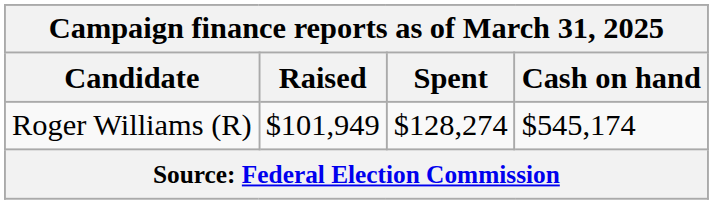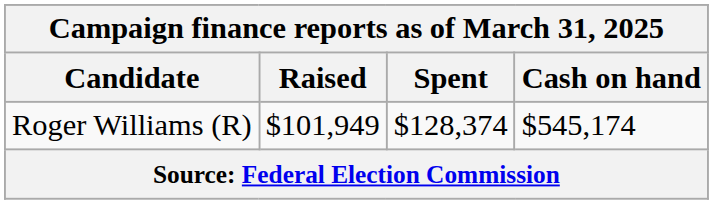(451, 125) $128,274 -> (451, 125) $128,374
